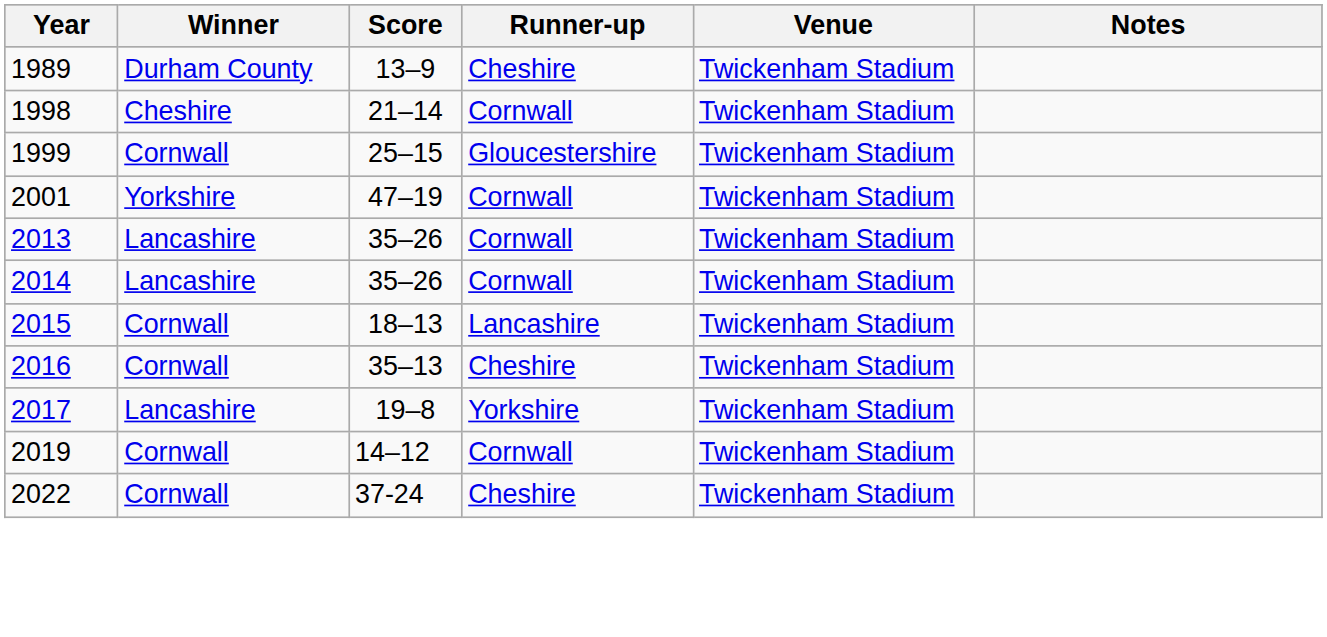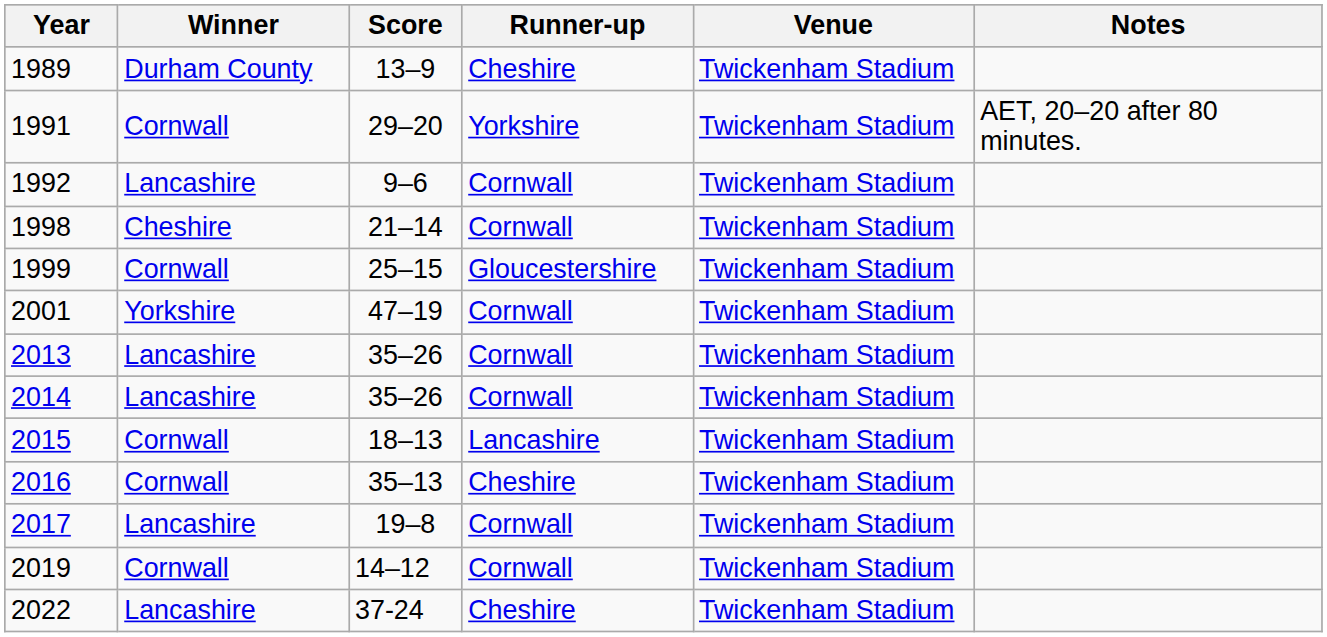+ row: (41, 126)
+ row: (41, 183)
(524, 409) Yorkshire -> (520, 524) Cornwall
(177, 494) Cornwall -> (190, 610) Lancashire
